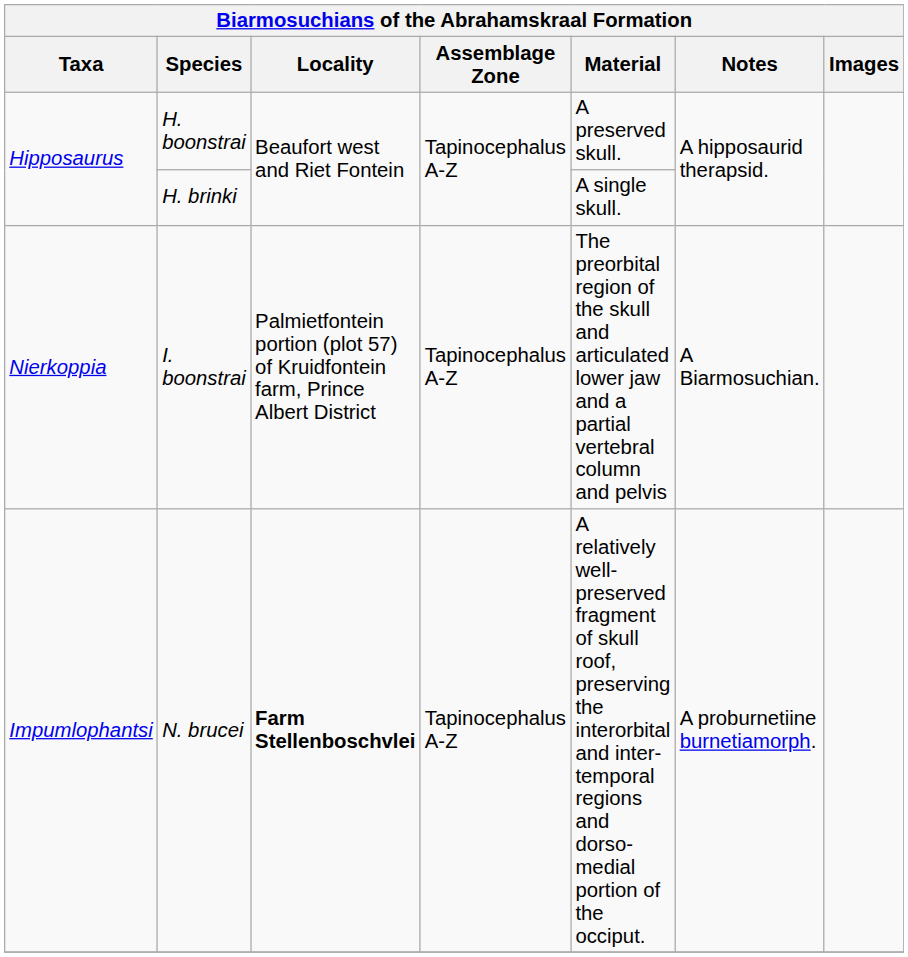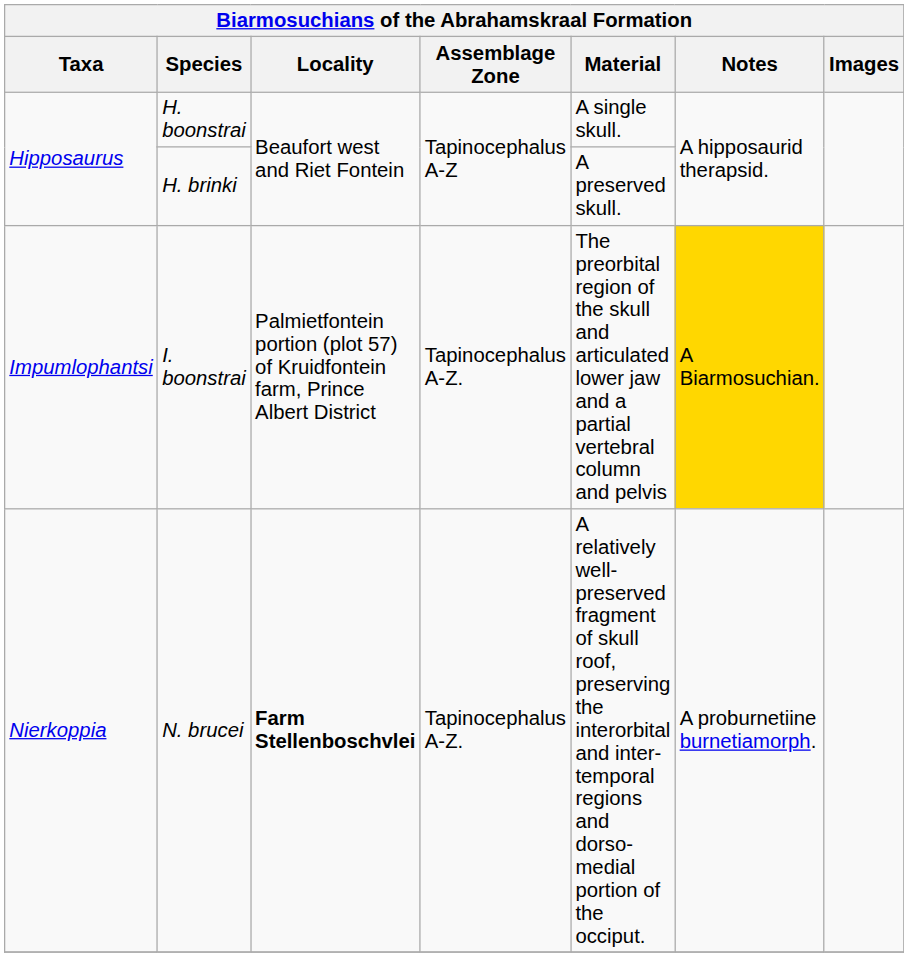(621, 130) A preserved skull. -> (611, 119) A single skull.
(611, 197) A single skull. -> (621, 185) A preserved skull.
(58, 366) Nierkoppia -> (81, 366) Impumlophantsi
(495, 366) Tapinocephalus A-Z -> (495, 366) Tapinocephalus A-Z.
(750, 366) no background -> (750, 366) gold background
(81, 730) Impumlophantsi -> (58, 730) Nierkoppia
(495, 730) Tapinocephalus A-Z -> (495, 730) Tapinocephalus A-Z.
